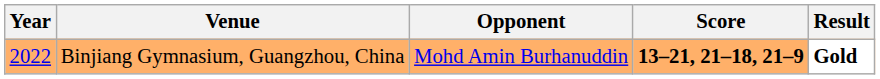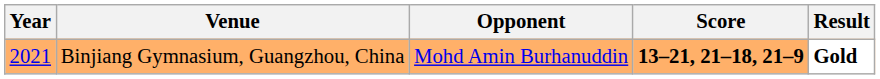(30, 56) 2022 -> (30, 56) 2021
